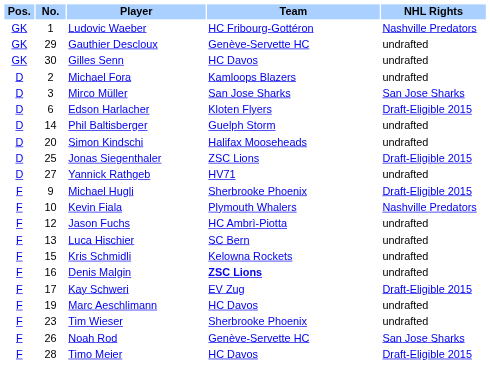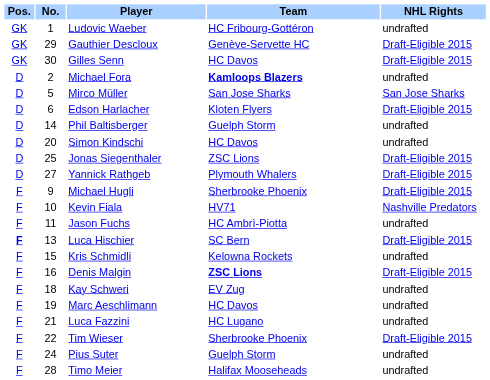(430, 28) Nashville Predators -> (405, 28) undrafted
(405, 44) undrafted -> (427, 44) Draft-Eligible 2015
(405, 60) undrafted -> (427, 60) Draft-Eligible 2015
(252, 77) normal -> (256, 77) bold
(51, 93) 3 -> (51, 93) 5
(258, 142) Halifax Mooseheads -> (233, 142) HC Davos
(222, 175) HV71 -> (253, 175) Plymouth Whalers
(405, 175) undrafted -> (427, 175) Draft-Eligible 2015
(253, 207) Plymouth Whalers -> (222, 207) HV71
(51, 224) 12 -> (51, 224) 11
(19, 240) normal -> (19, 240) bold
(405, 240) undrafted -> (427, 240) Draft-Eligible 2015
(405, 273) undrafted -> (427, 273) Draft-Eligible 2015
(51, 289) 17 -> (51, 289) 18
(427, 289) Draft-Eligible 2015 -> (405, 289) undrafted
+ row: (99, 322)
(51, 322) 23 -> (51, 338) 22
(405, 322) undrafted -> (427, 338) Draft-Eligible 2015
+ row: (93, 354)
- row: (93, 338)
(233, 354) HC Davos -> (258, 371) Halifax Mooseheads
(427, 354) Draft-Eligible 2015 -> (405, 371) undrafted
